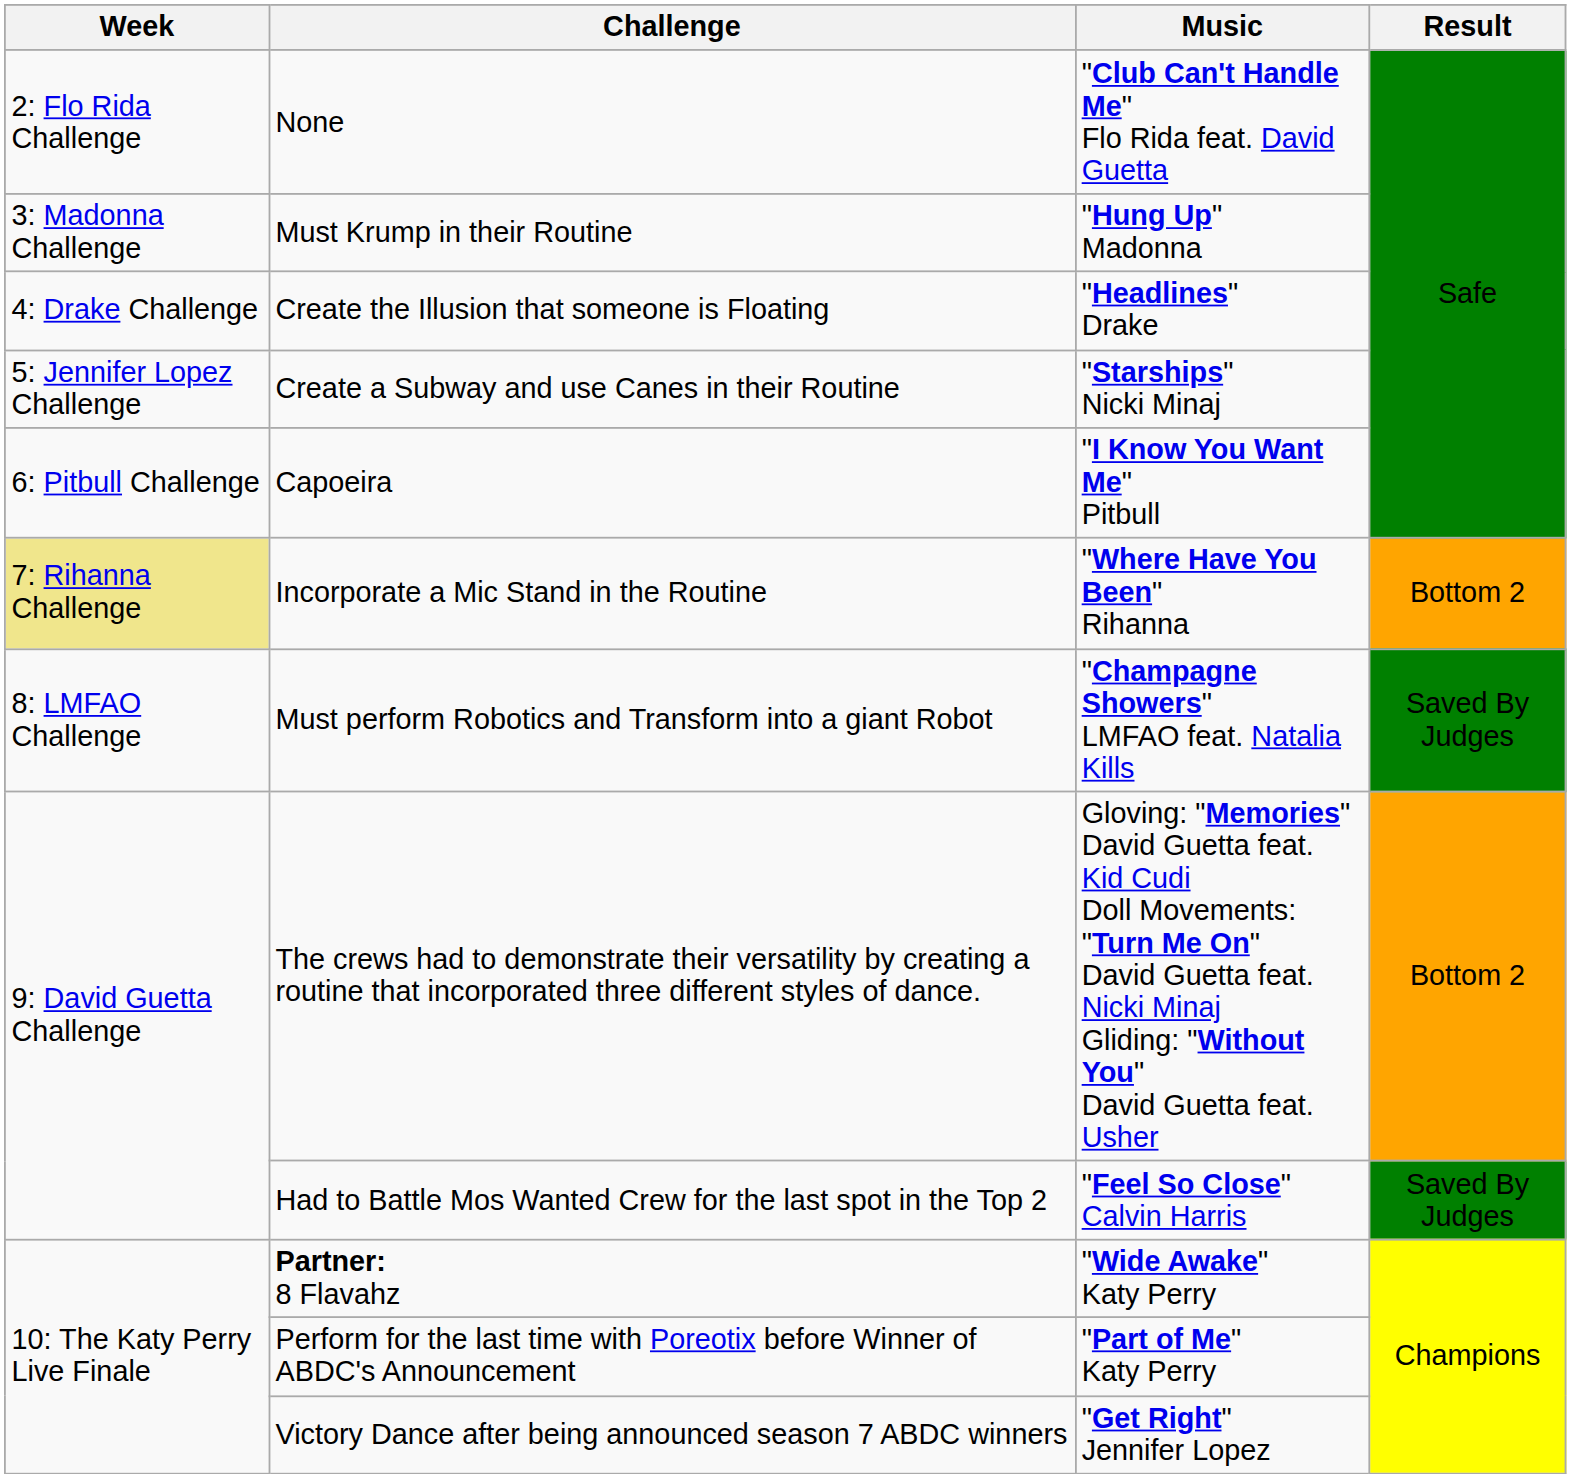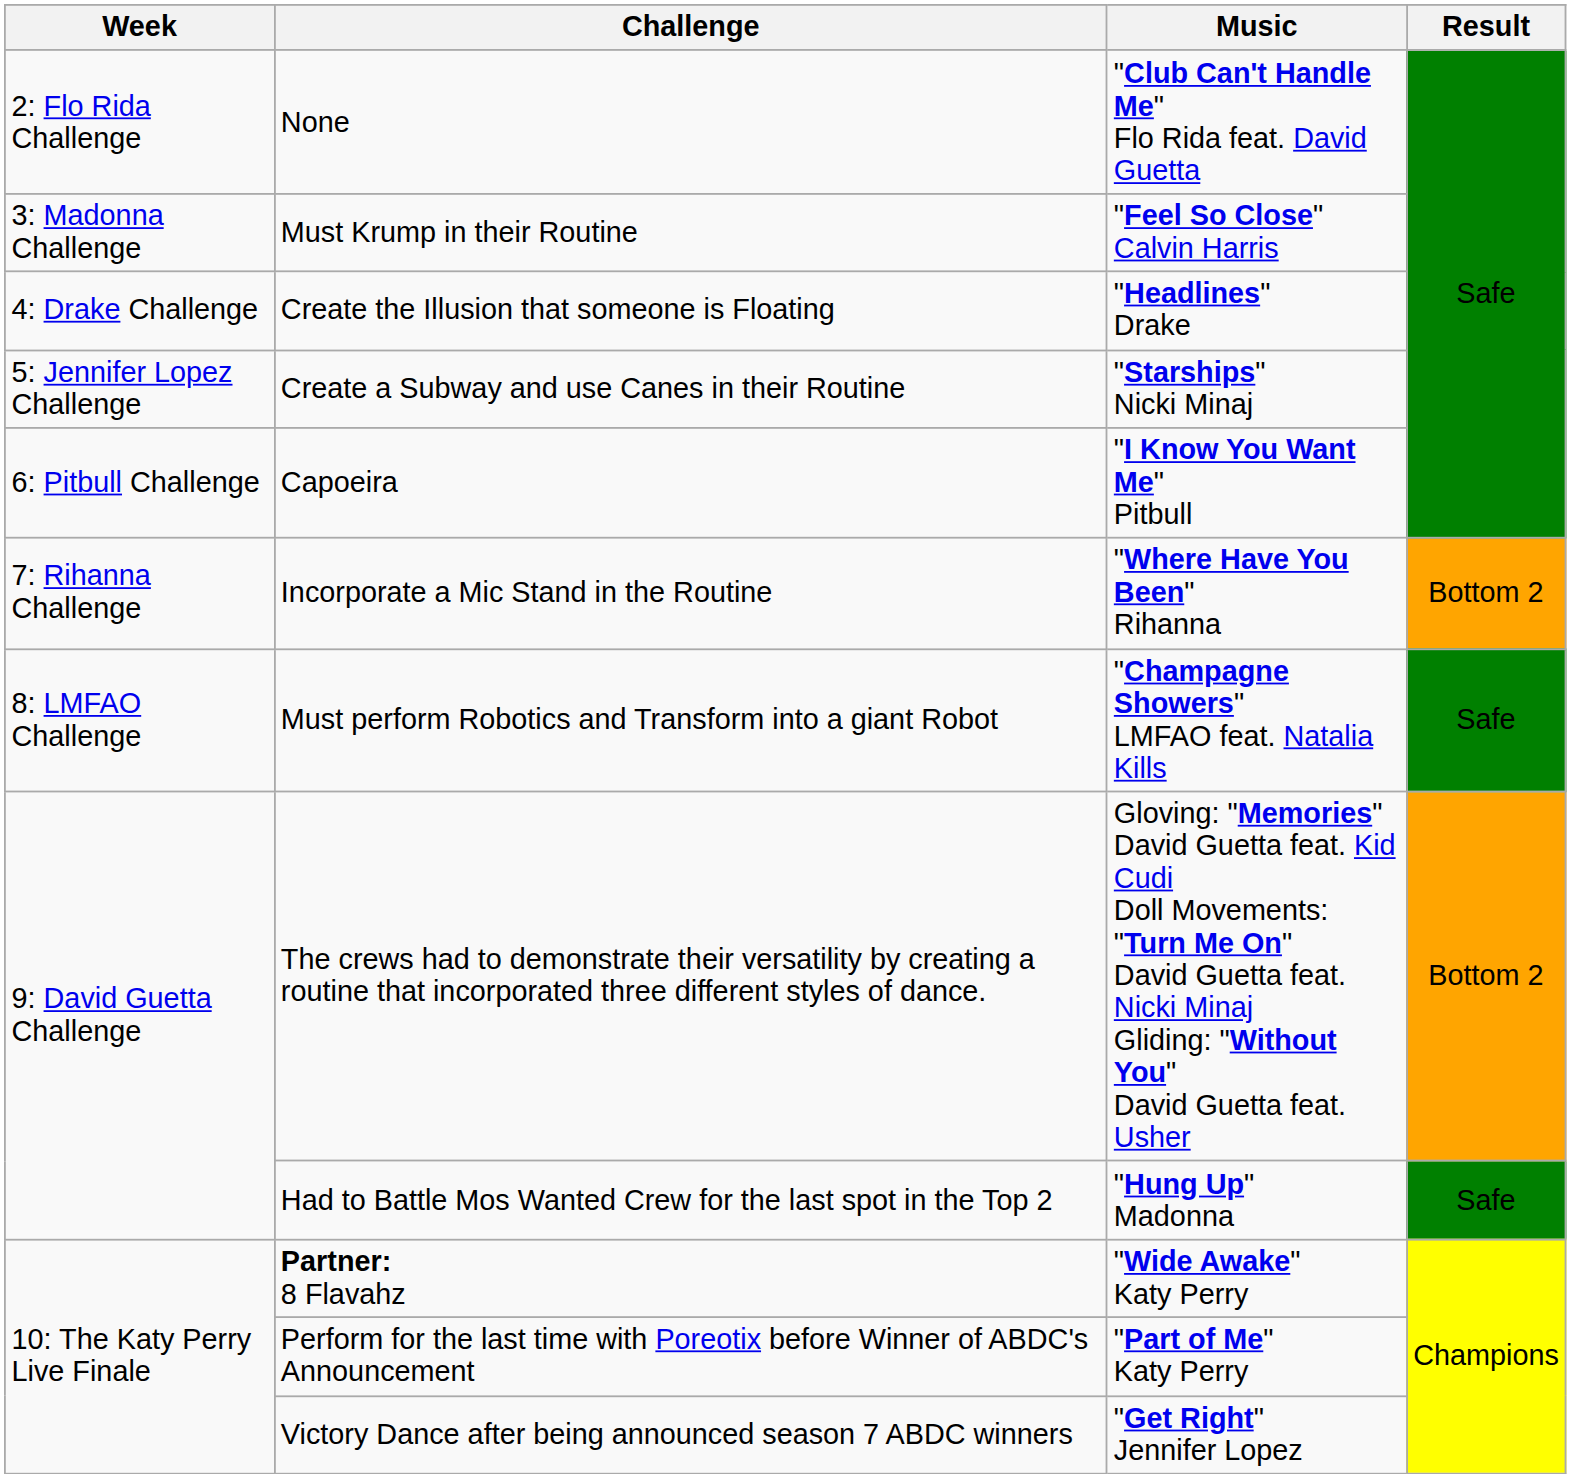(1152, 232) "Hung Up" Madonna -> (1219, 232) "Feel So Close" Calvin Harris
(81, 592) khaki background -> (81, 592) no background
(1468, 719) Saved By Judges -> (1486, 719) Safe
(1186, 1199) "Feel So Close" Calvin Harris -> (1184, 1199) "Hung Up" Madonna
(1468, 1199) Saved By Judges -> (1486, 1199) Safe
